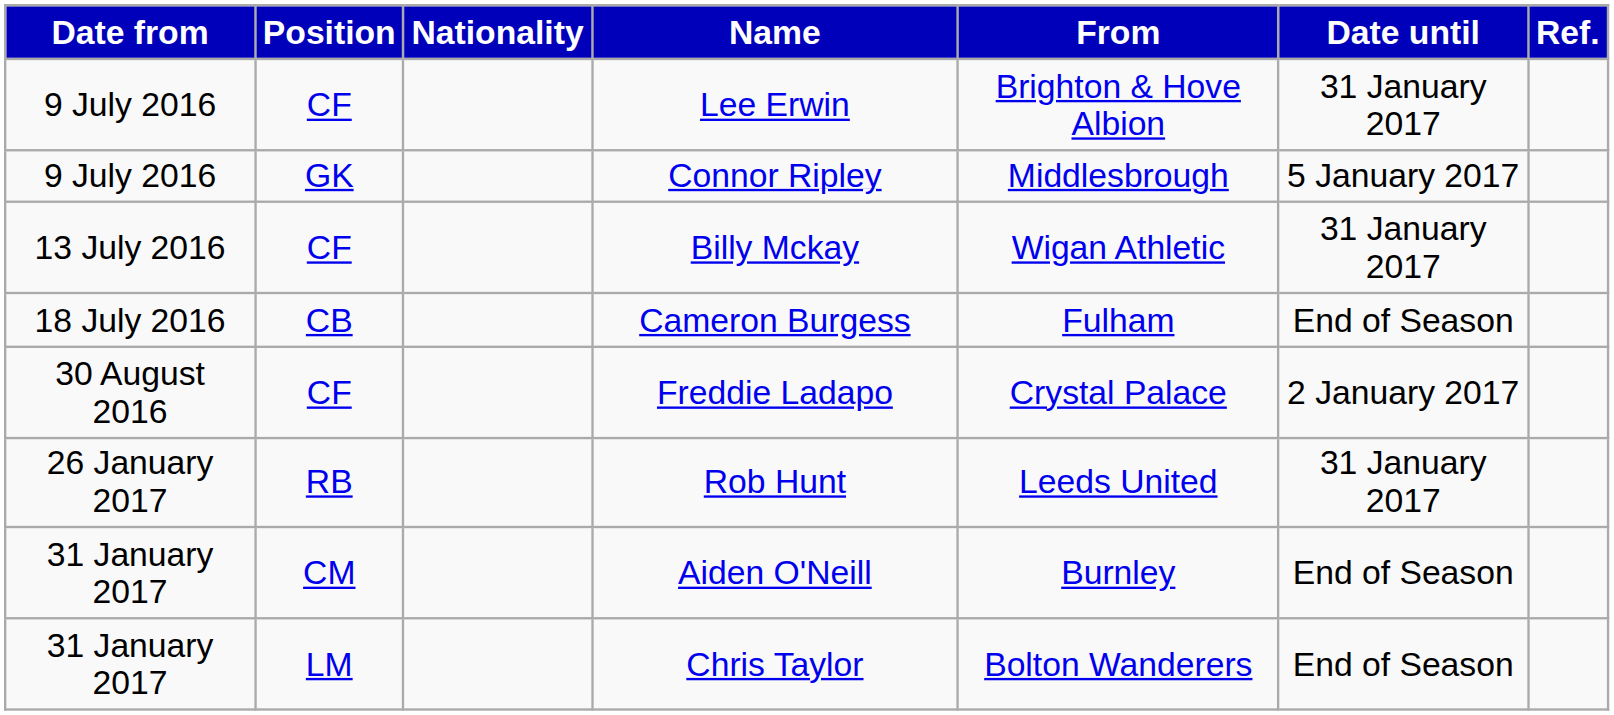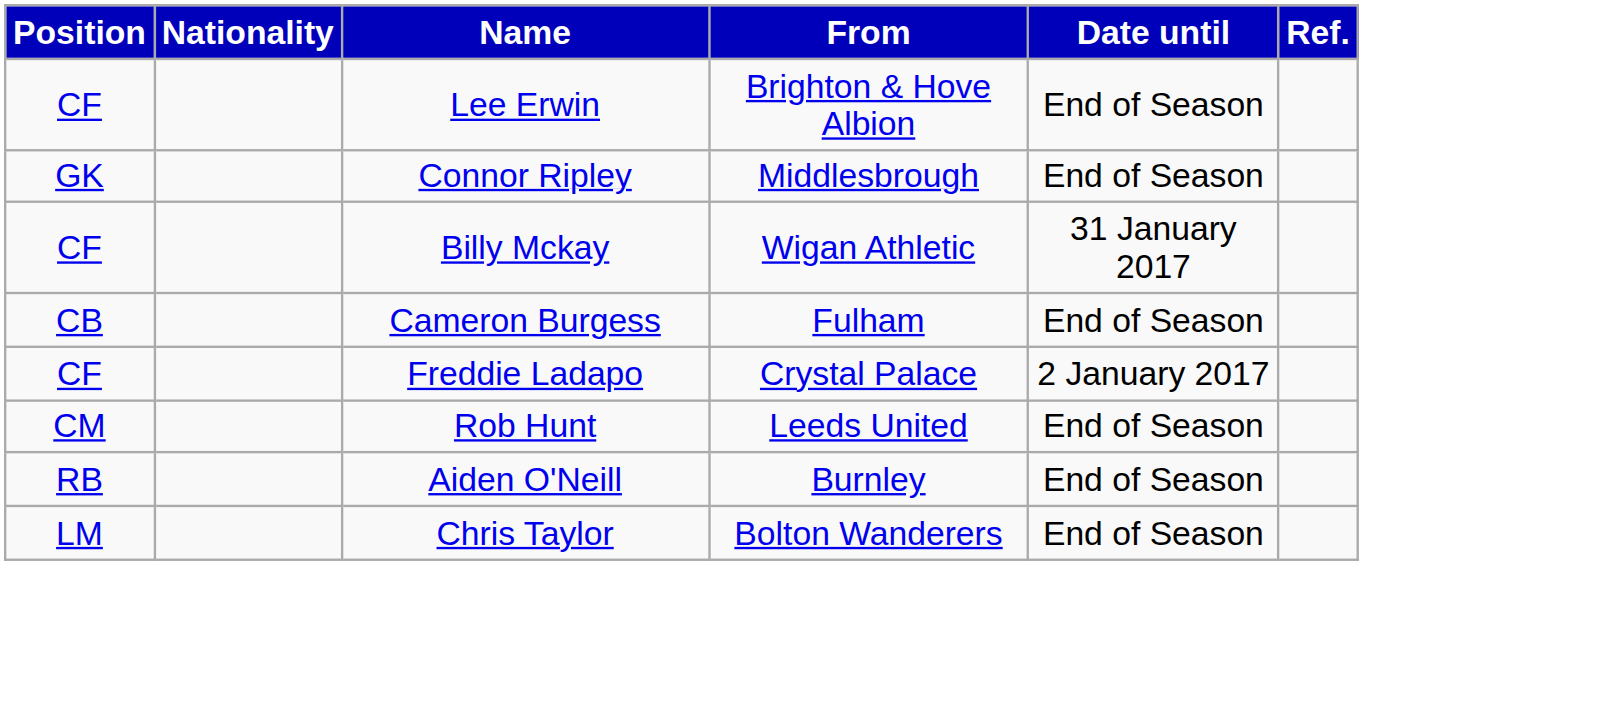- column: (130, 32)
(1403, 104) 31 January 2017 -> (1153, 104) End of Season
(1403, 176) 5 January 2017 -> (1153, 176) End of Season
(329, 483) RB -> (79, 426) CM
(1403, 483) 31 January 2017 -> (1153, 426) End of Season
(329, 573) CM -> (79, 480) RB
